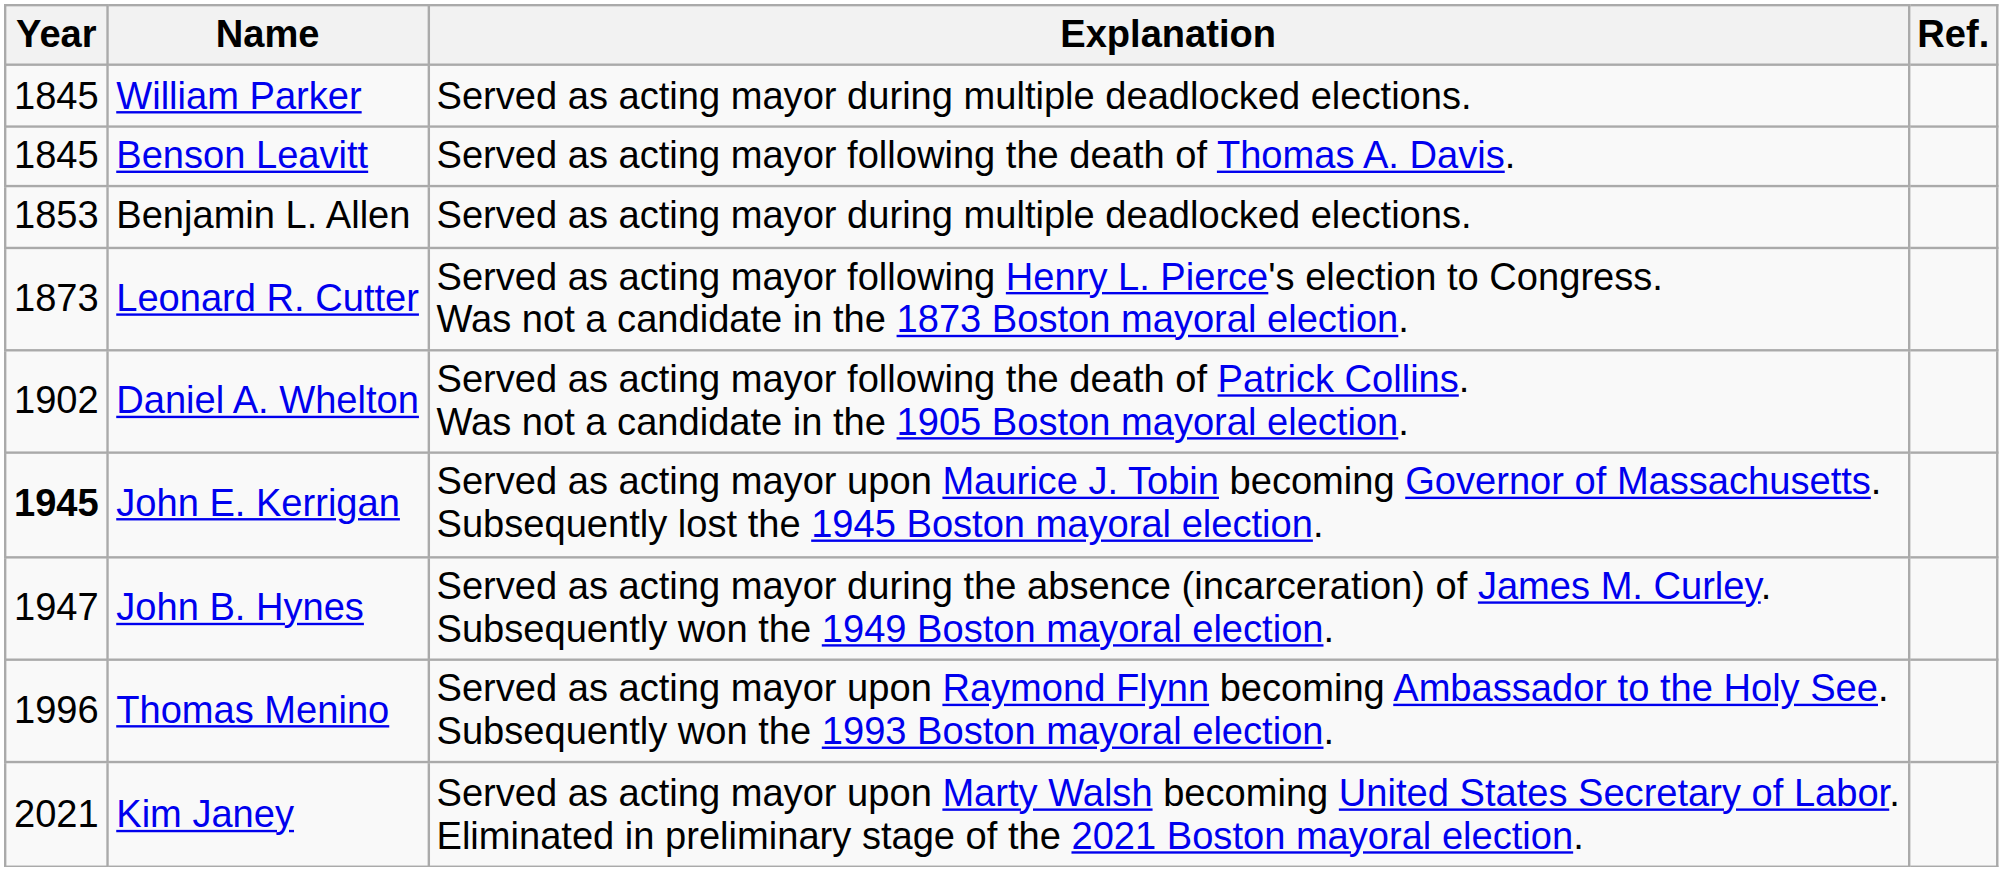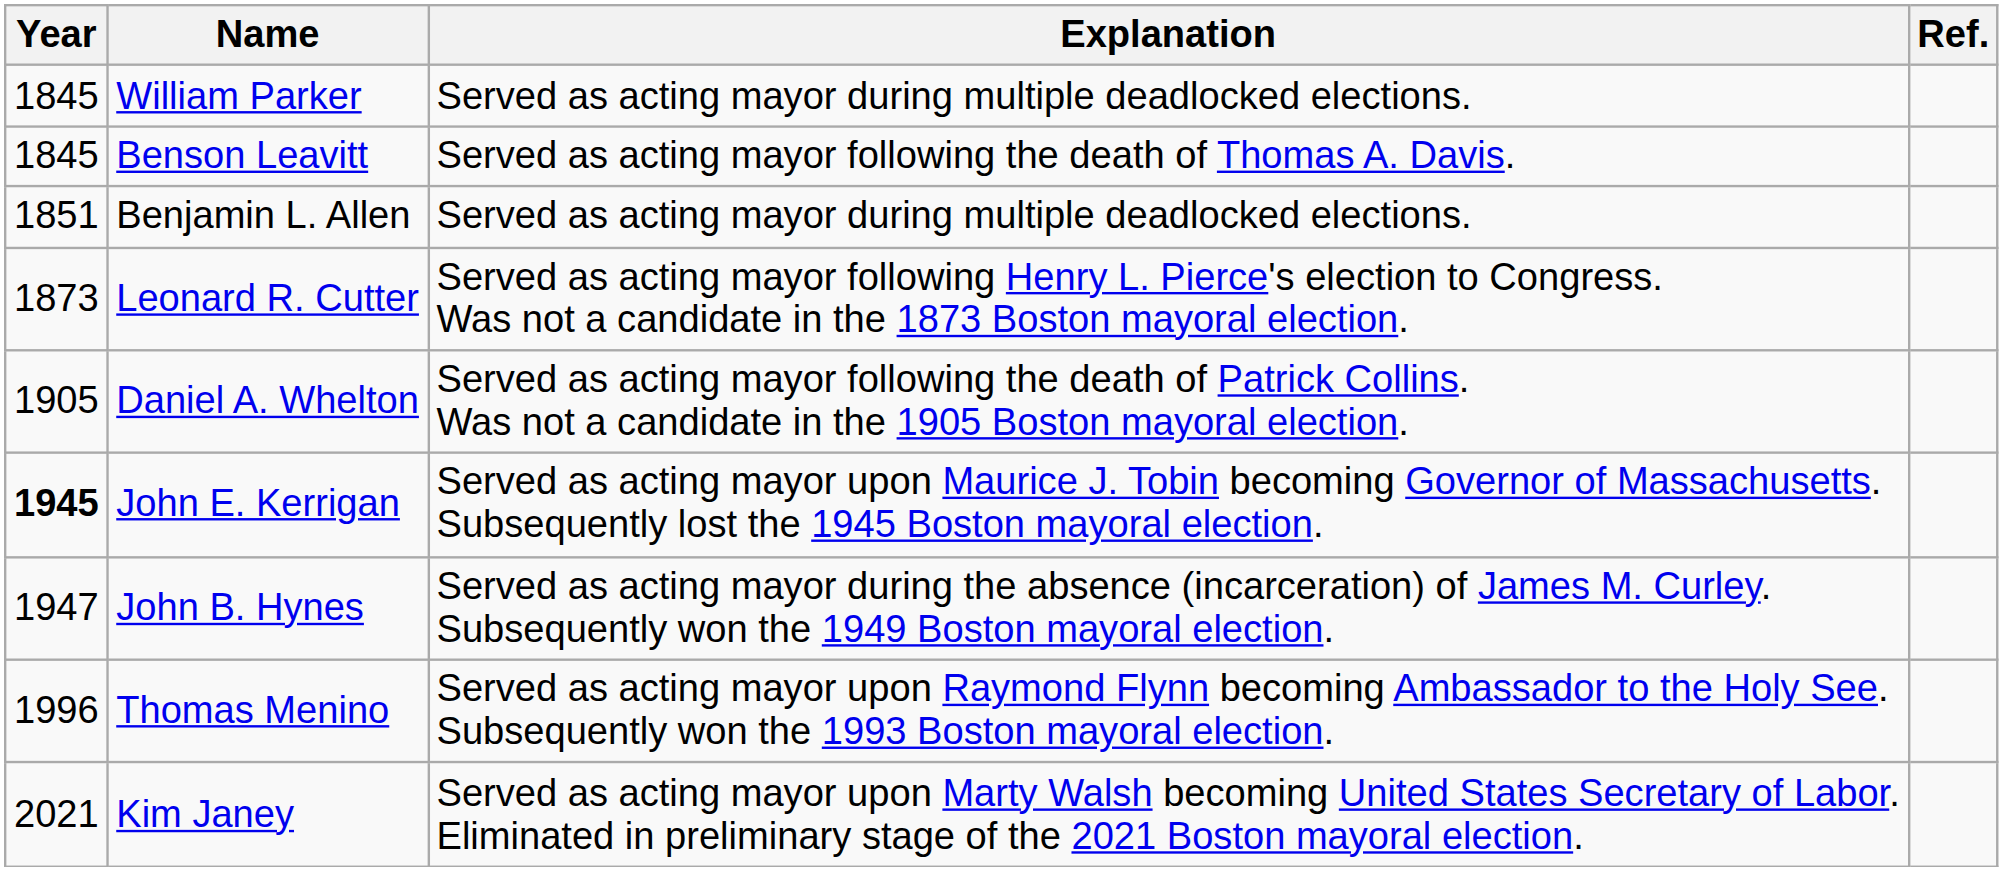(56, 215) 1853 -> (56, 215) 1851
(56, 400) 1902 -> (56, 400) 1905
